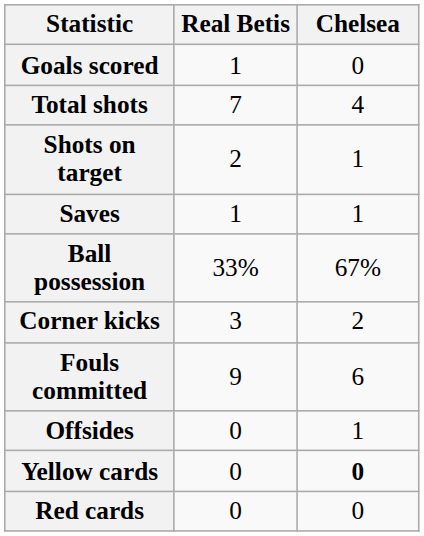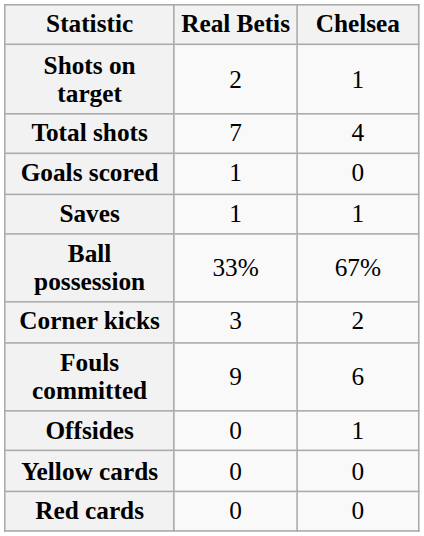rows swapped: (90, 64) <-> (90, 159)
(358, 470) bold -> (358, 470) normal
